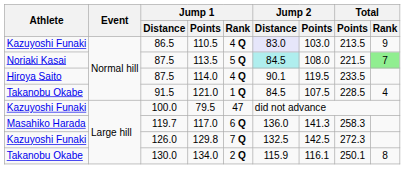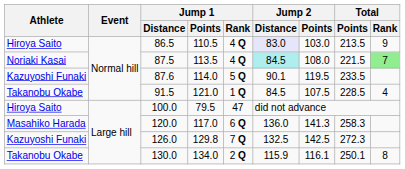(46, 45) Kazuyoshi Funaki -> (34, 45) Hiroya Saito
(238, 60) 5 Q -> (238, 60) 4 Q
(34, 76) Hiroya Saito -> (46, 76) Kazuyoshi Funaki
(164, 76) 87.5 -> (164, 76) 87.6
(238, 76) 4 Q -> (238, 76) 5 Q
(46, 108) Kazuyoshi Funaki -> (34, 108) Hiroya Saito
(164, 124) 119.7 -> (164, 124) 120.0
